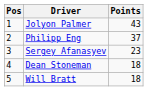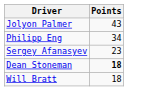- column: (14, 11)
(136, 39) 37 -> (117, 39) 34
(136, 66) normal -> (117, 66) bold
